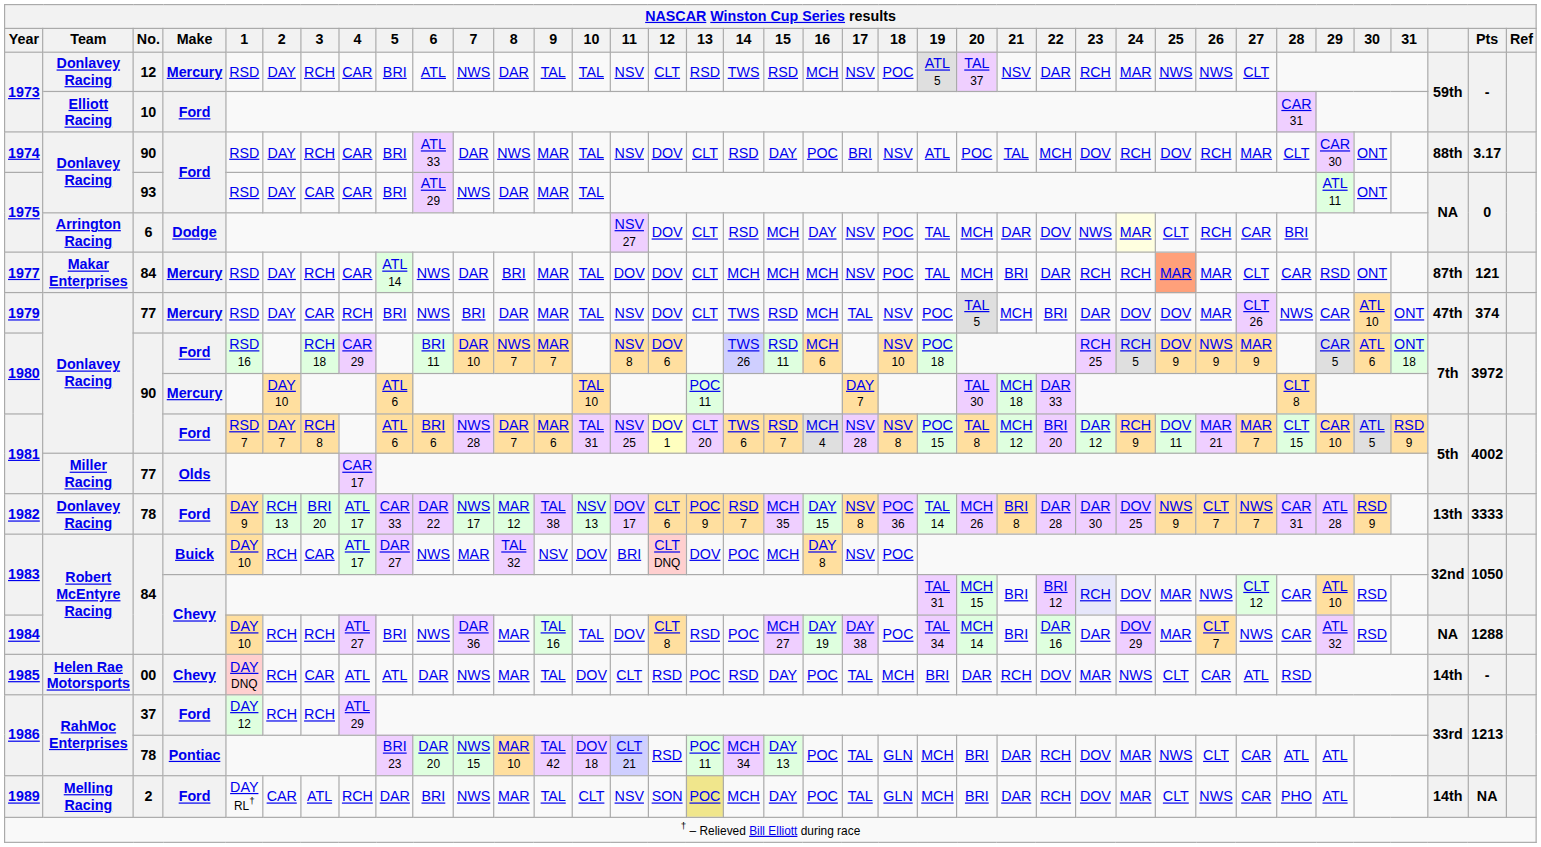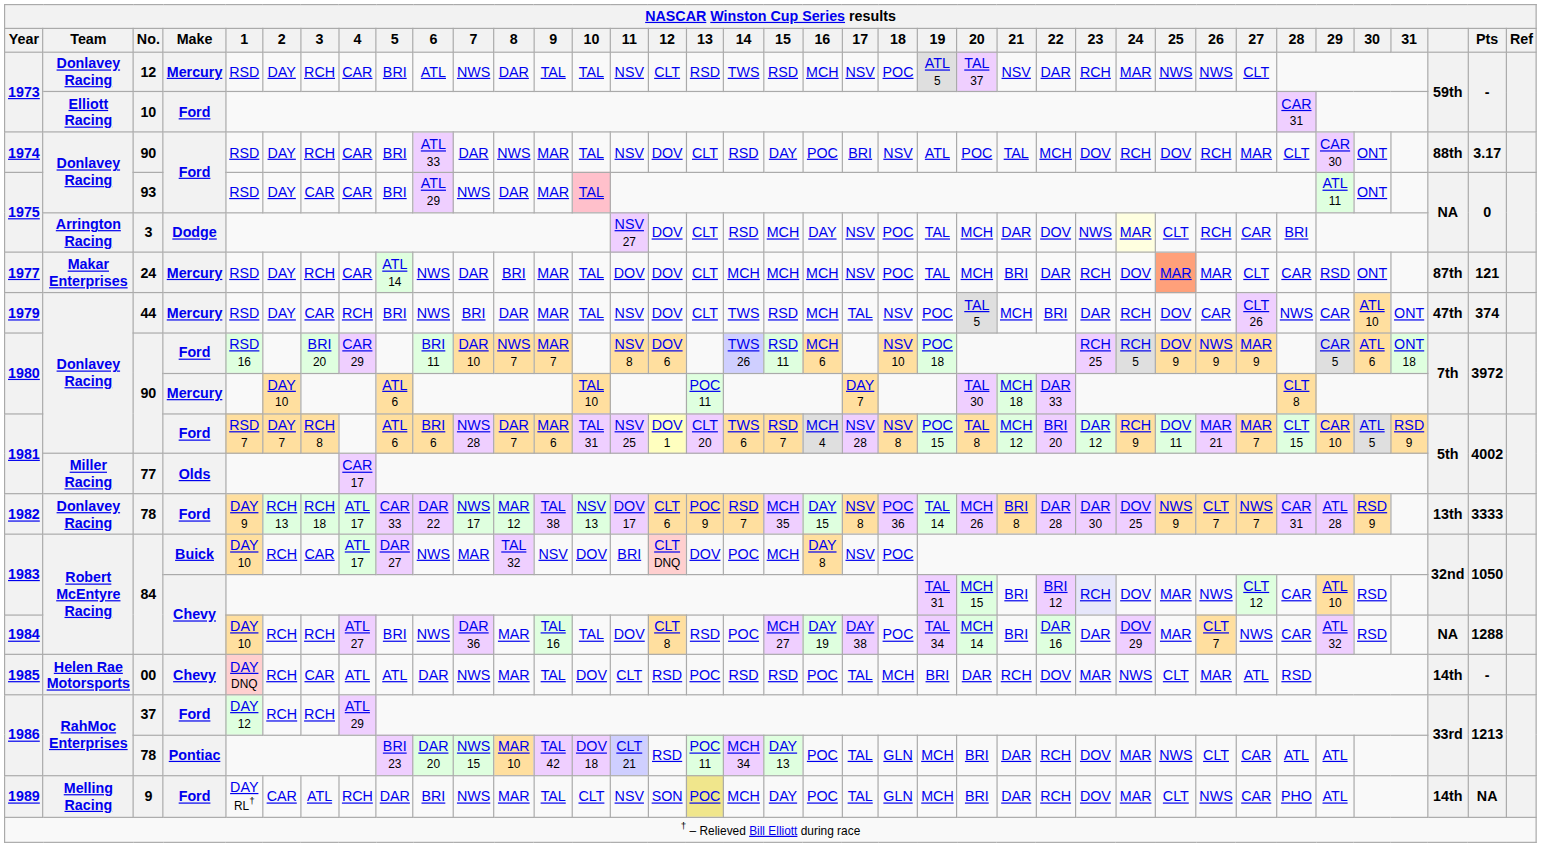(591, 192) no background -> (591, 192) pink background
(148, 233) 6 -> (148, 233) 3
(148, 273) 84 -> (148, 273) 24
(1136, 273) RCH -> (1136, 273) DOV
(148, 313) 77 -> (148, 313) 44
(1136, 313) DOV -> (1136, 313) RCH
(1216, 313) MAR -> (1216, 313) CAR
(320, 353) RCH 18 -> (320, 353) BRI 20
(320, 513) BRI 20 -> (320, 513) RCH 18
(783, 675) DAY -> (783, 675) RSD
(1216, 675) CAR -> (1216, 675) MAR
(148, 796) 2 -> (148, 796) 9
